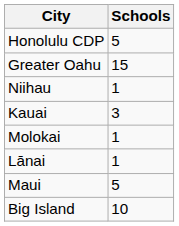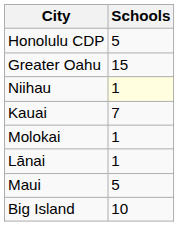(116, 88) no background -> (116, 88) lightyellow background
(116, 112) 3 -> (116, 112) 7
